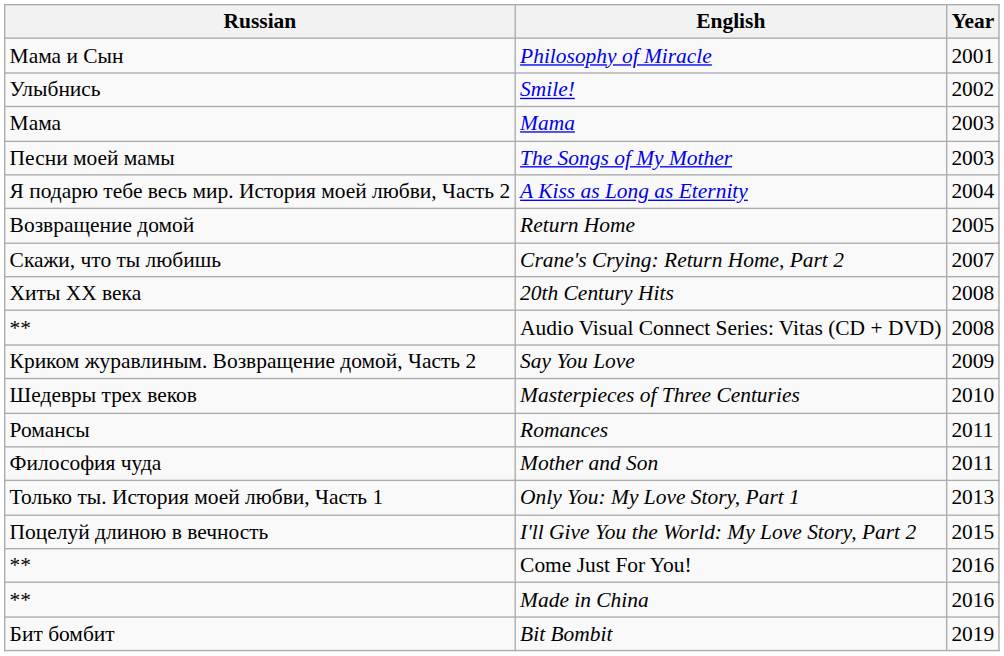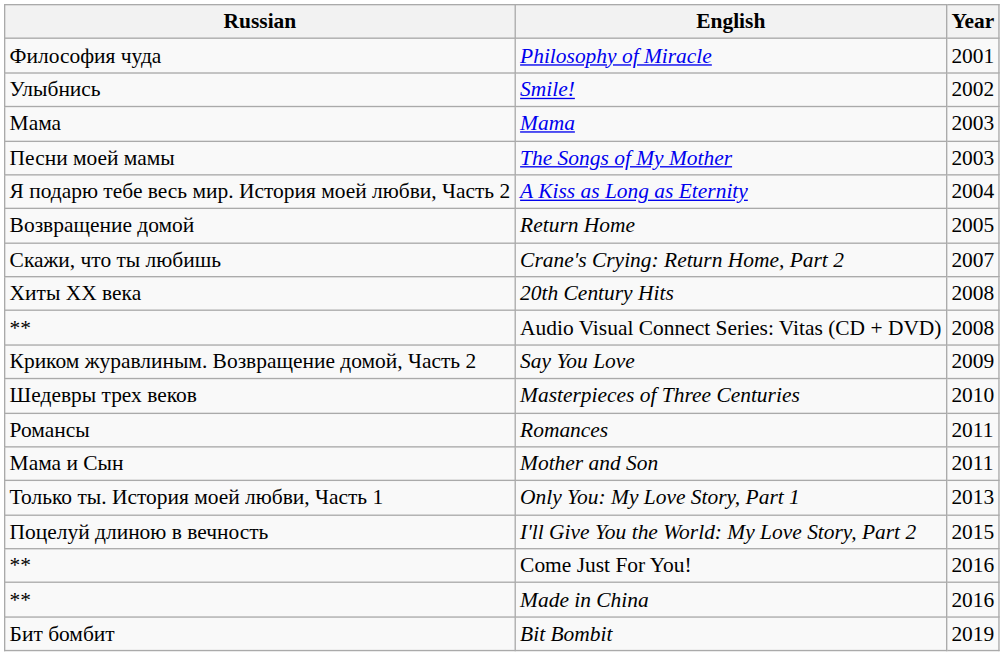(67, 55) Мама и Сын -> (85, 55) Философия чуда
(85, 463) Философия чуда -> (67, 463) Мама и Сын
